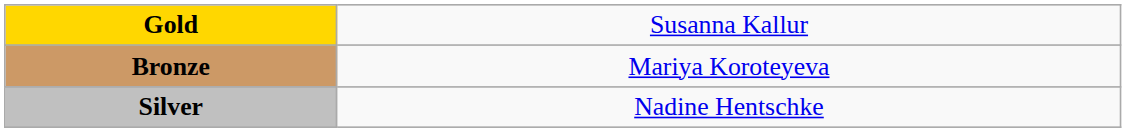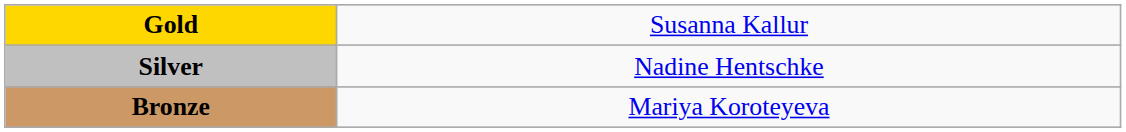rows swapped: (171, 106) <-> (171, 65)
